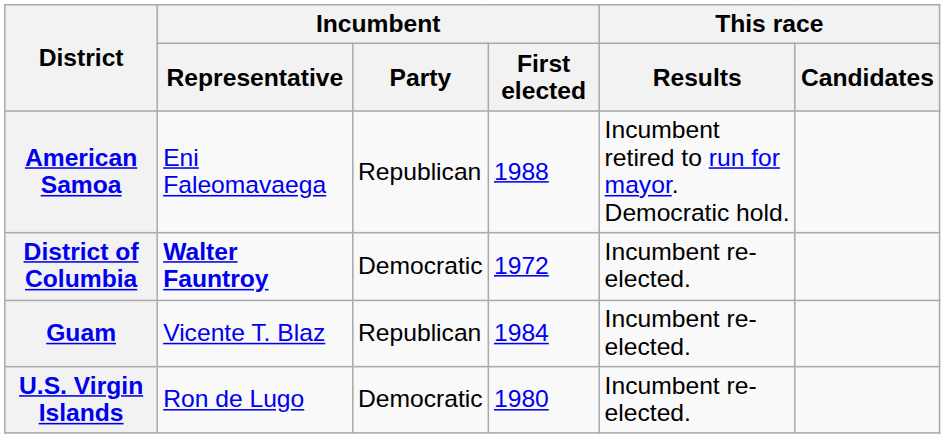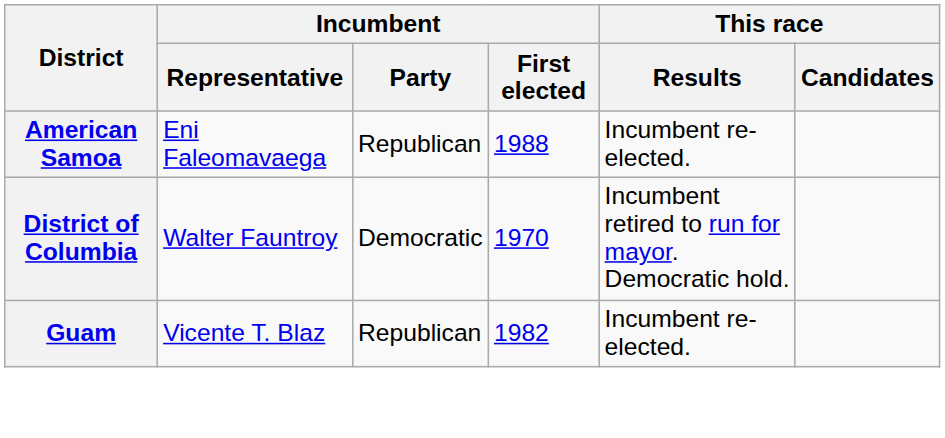(697, 171) Incumbent retired to run for mayor. Democratic hold. -> (681, 143) Incumbent re-elected.
(216, 266) bold -> (250, 238) normal
(521, 266) 1972 -> (521, 238) 1970
(681, 266) Incumbent re-elected. -> (697, 238) Incumbent retired to run for mayor. Democratic hold.
(521, 332) 1984 -> (521, 332) 1982
- row: (81, 399)
